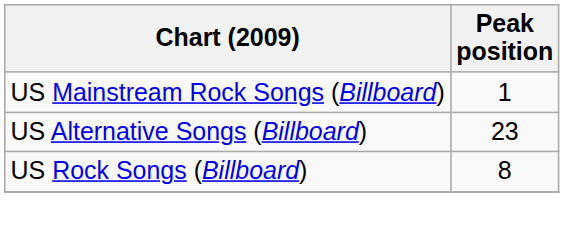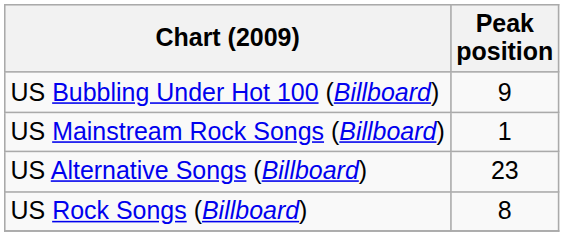+ row: (225, 91)
